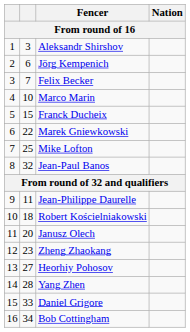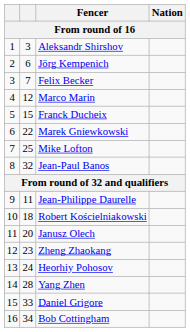(28, 98) 10 -> (28, 98) 12
(28, 268) 27 -> (28, 268) 24
